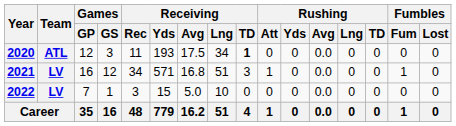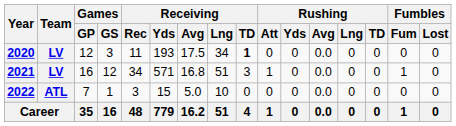(56, 53) ATL -> (56, 53) LV
(56, 92) LV -> (56, 92) ATL
